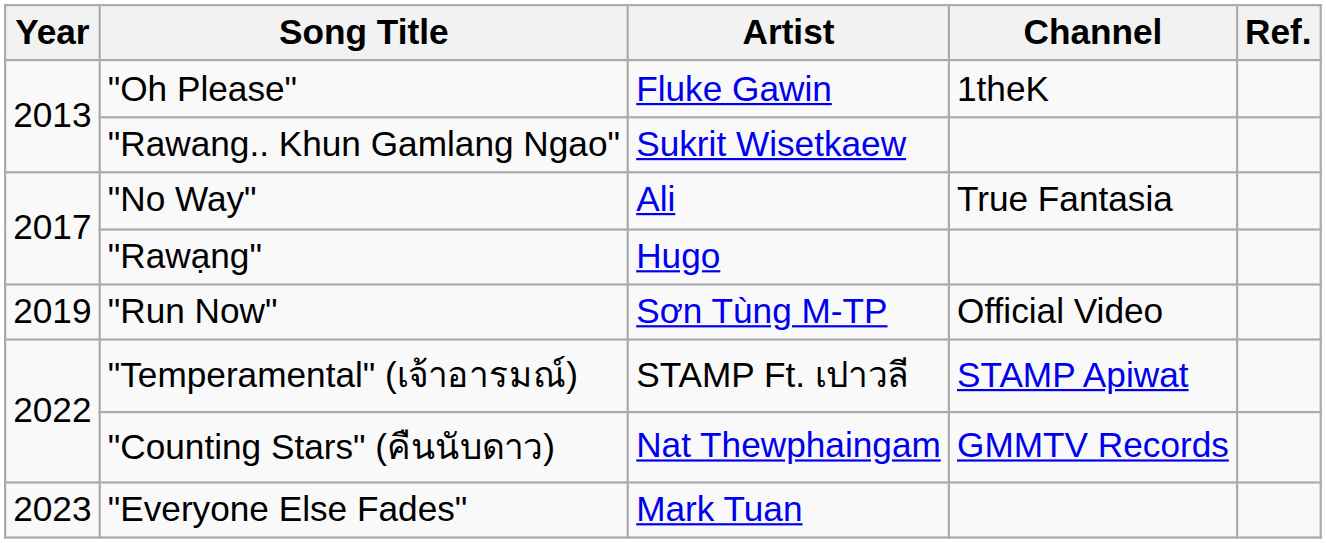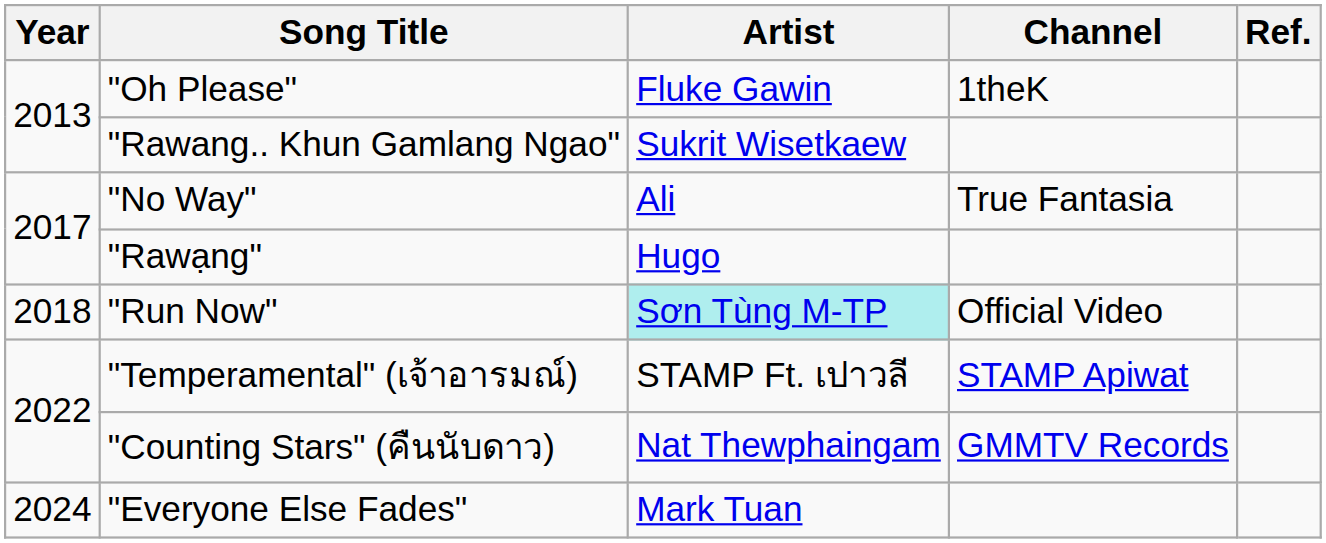(52, 311) 2019 -> (52, 311) 2018
(762, 311) no background -> (762, 311) paleturquoise background
(52, 509) 2023 -> (52, 509) 2024
